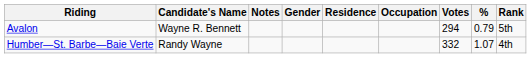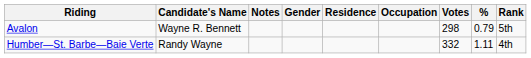(451, 28) 294 -> (451, 28) 298
(484, 45) 1.07 -> (484, 45) 1.11
